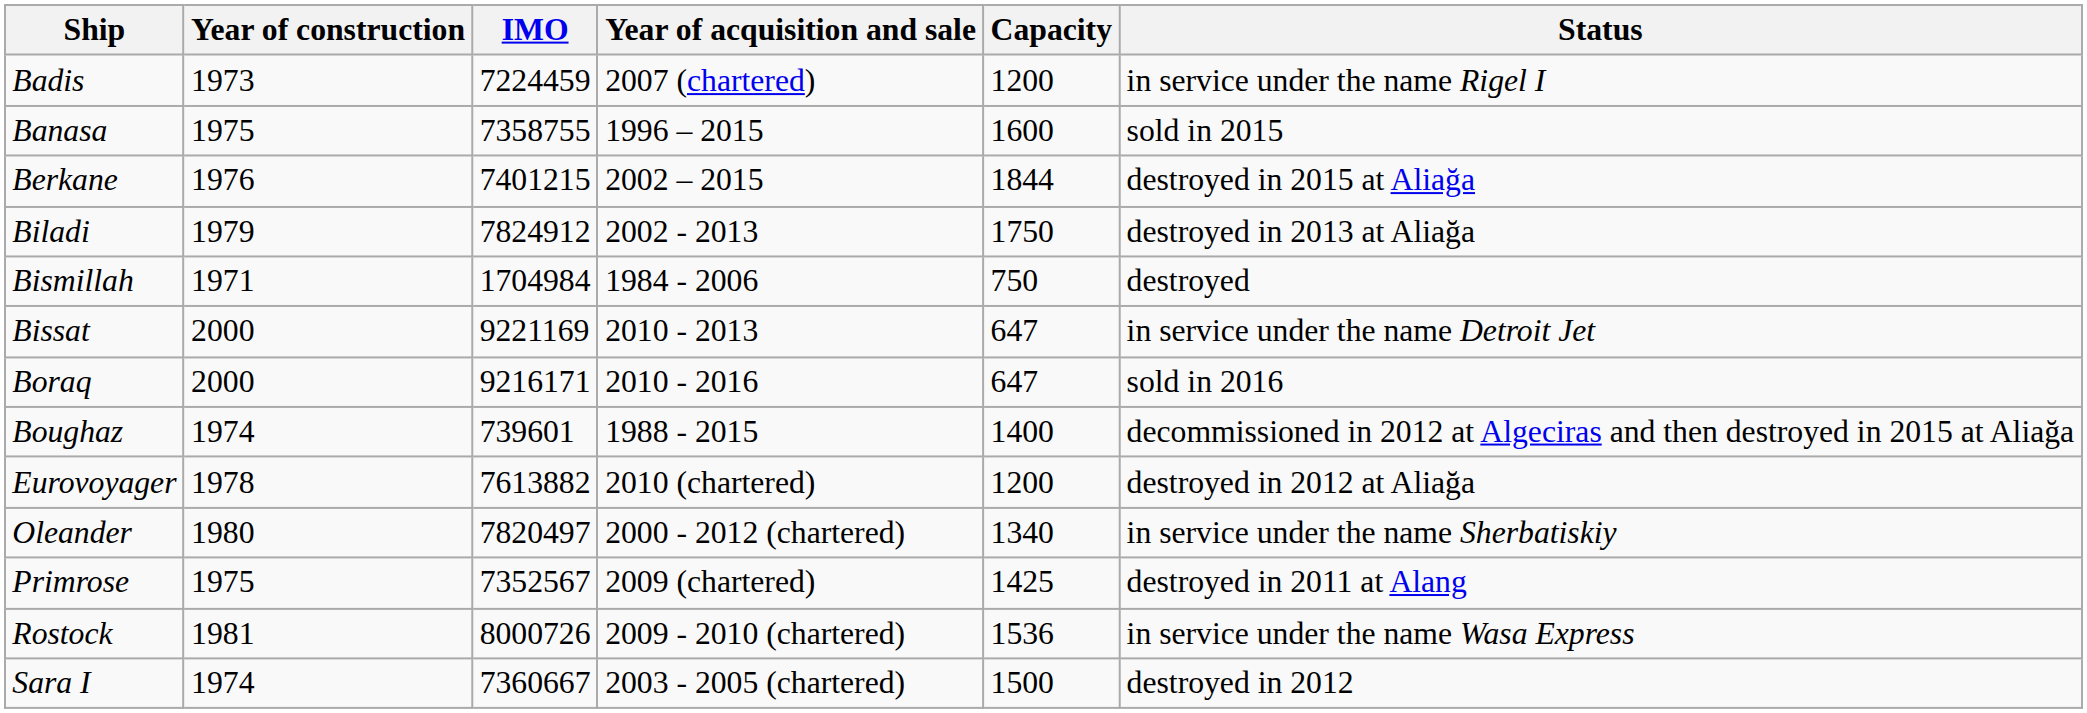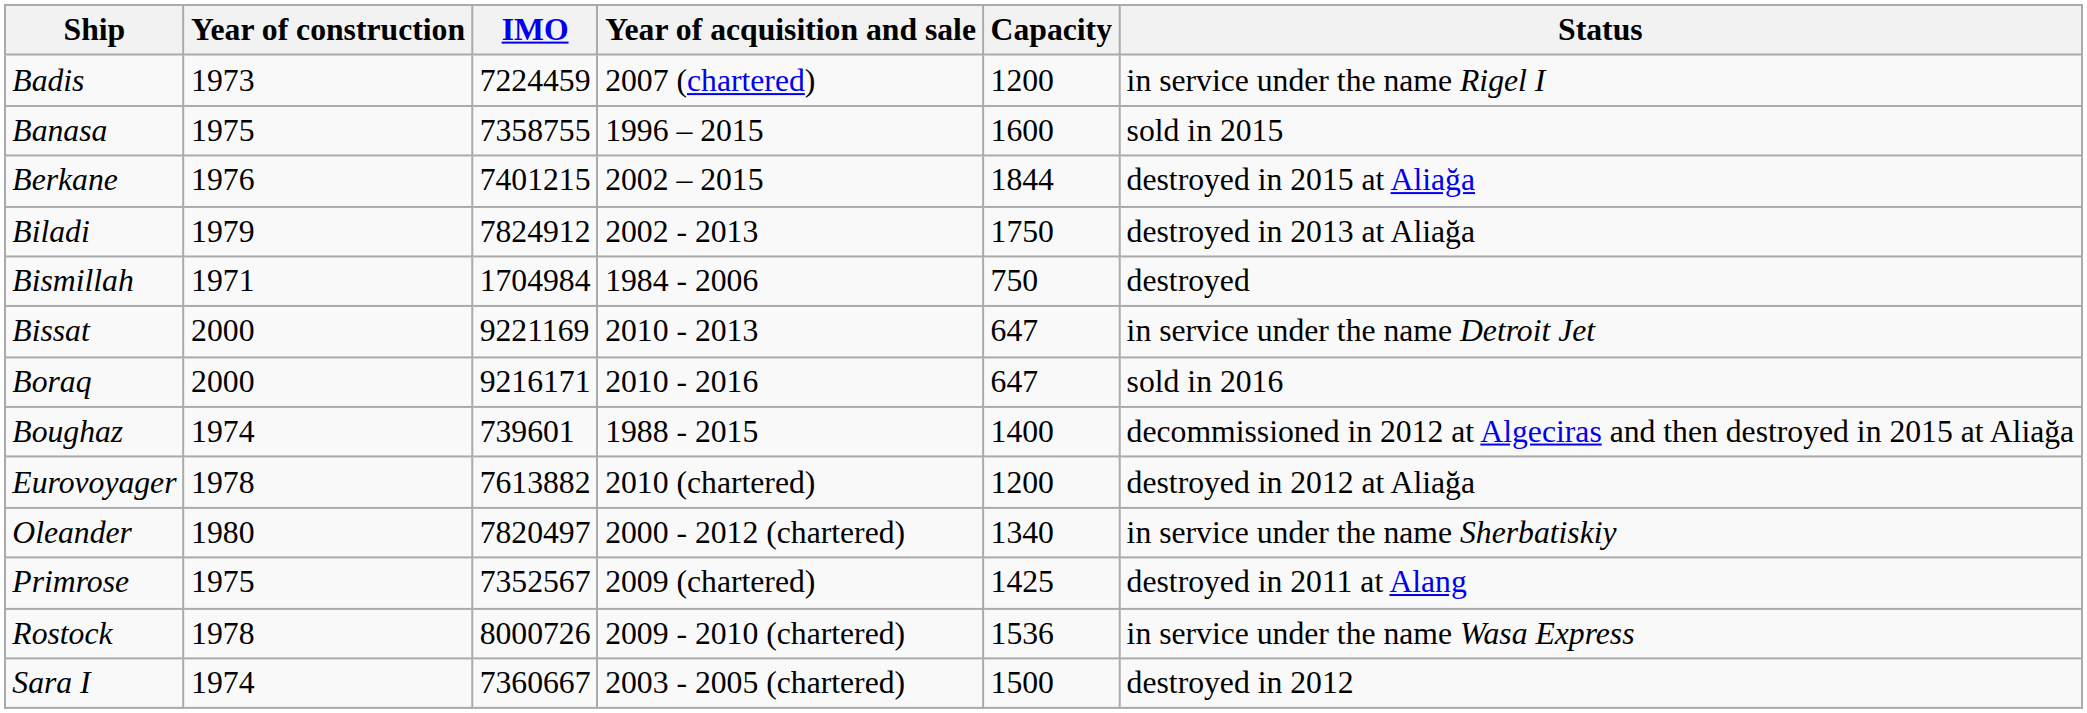(223, 632) 1981 -> (223, 632) 1978
